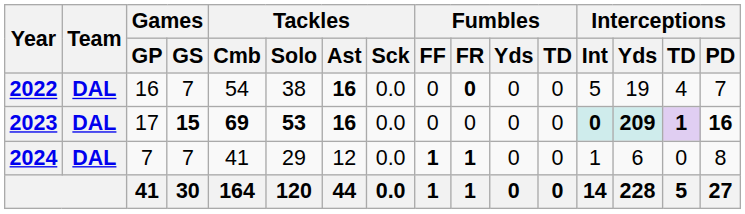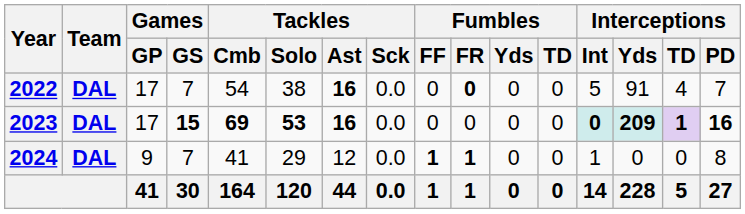(147, 89) 16 -> (147, 89) 17
(637, 89) 19 -> (637, 89) 91
(147, 157) 7 -> (147, 157) 9
(638, 157) 6 -> (638, 157) 0
